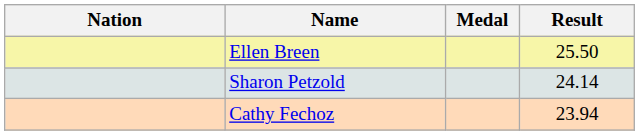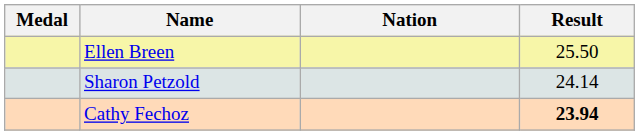columns swapped: (482, 20) <-> (115, 20)
(577, 114) normal -> (577, 114) bold
